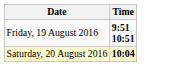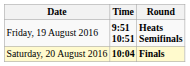+ column: (161, 12)
